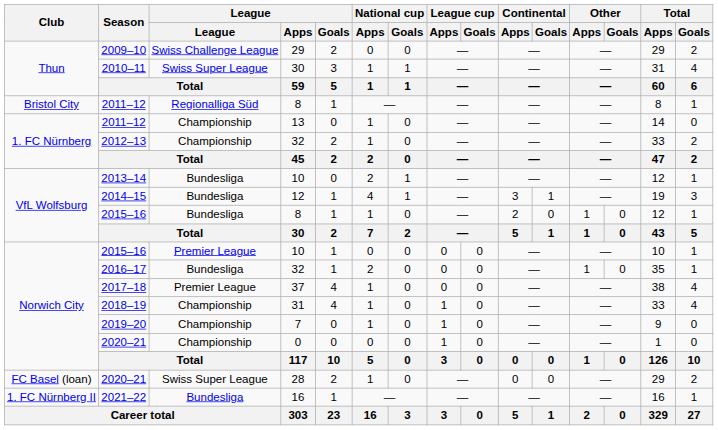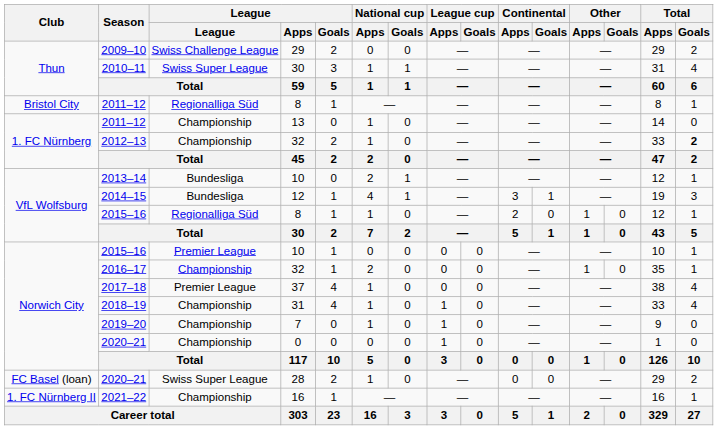(694, 141) normal -> (694, 141) bold
(215, 214) Bundesliga -> (215, 214) Regionalliga Süd
(215, 269) Bundesliga -> (215, 269) Championship
(215, 397) Bundesliga -> (215, 397) Championship
